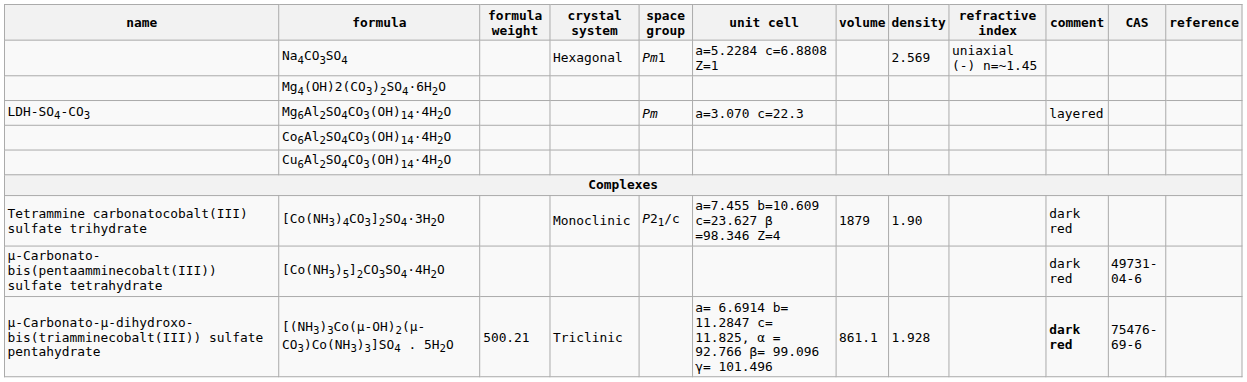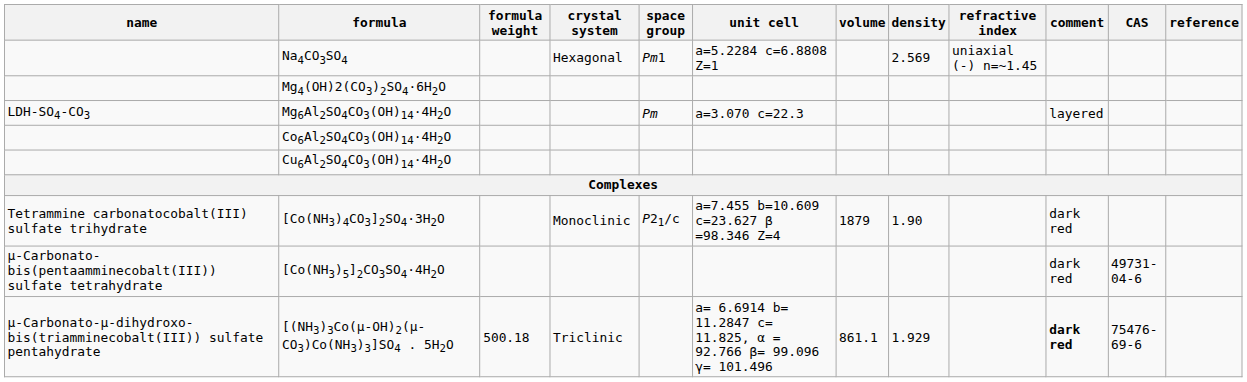(506, 337) 500.21 -> (506, 337) 500.18
(911, 337) 1.928 -> (911, 337) 1.929
